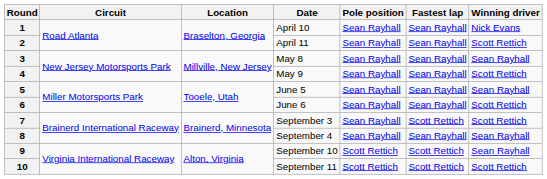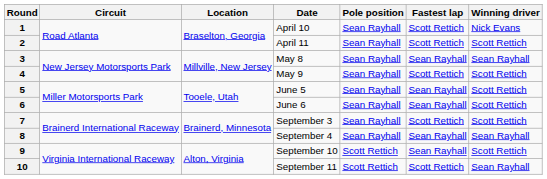(438, 27) Sean Rayhall -> (436, 27) Scott Rettich
(438, 43) Sean Rayhall -> (436, 43) Scott Rettich
(438, 73) Sean Rayhall -> (436, 73) Scott Rettich
(500, 89) Sean Rayhall -> (499, 89) Scott Rettich
(436, 151) Scott Rettich -> (438, 151) Sean Rayhall
(500, 151) Sean Rayhall -> (499, 151) Scott Rettich
(499, 166) Scott Rettich -> (500, 166) Sean Rayhall
